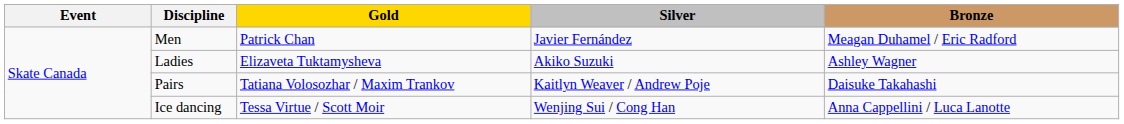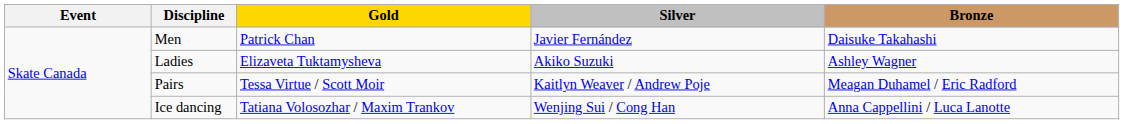(922, 38) Meagan Duhamel / Eric Radford -> (882, 38) Daisuke Takahashi
(347, 84) Tatiana Volosozhar / Maxim Trankov -> (312, 84) Tessa Virtue / Scott Moir
(882, 84) Daisuke Takahashi -> (922, 84) Meagan Duhamel / Eric Radford
(312, 107) Tessa Virtue / Scott Moir -> (347, 107) Tatiana Volosozhar / Maxim Trankov
